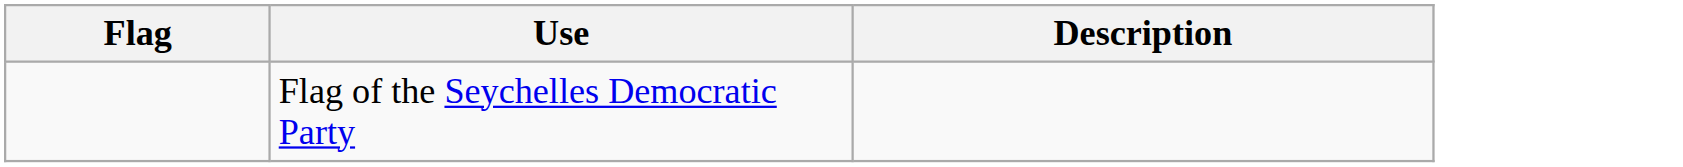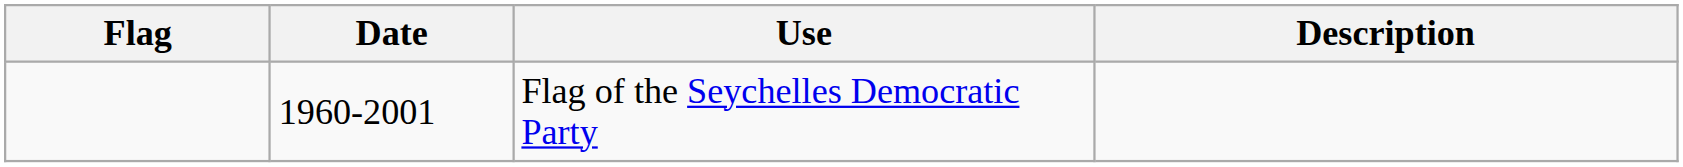+ column: (392, 33)
